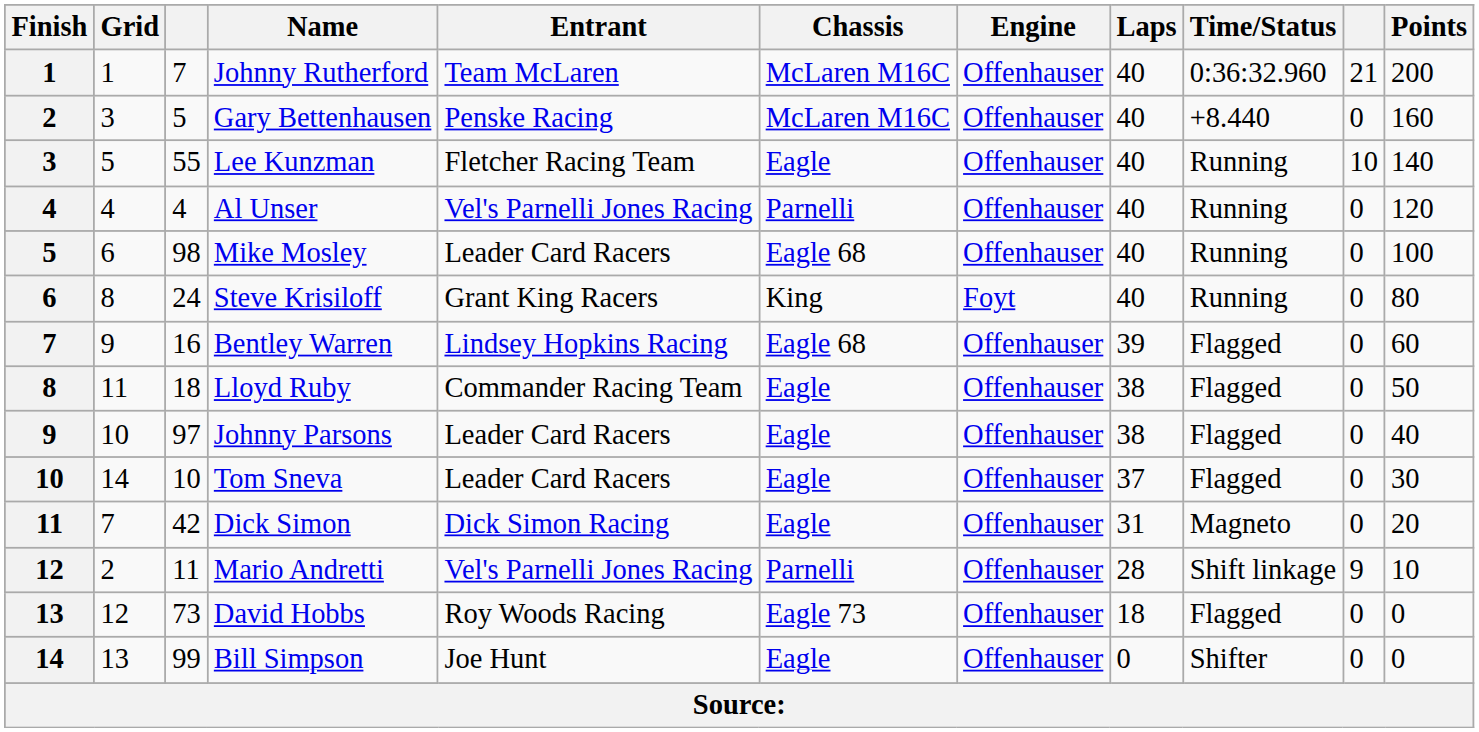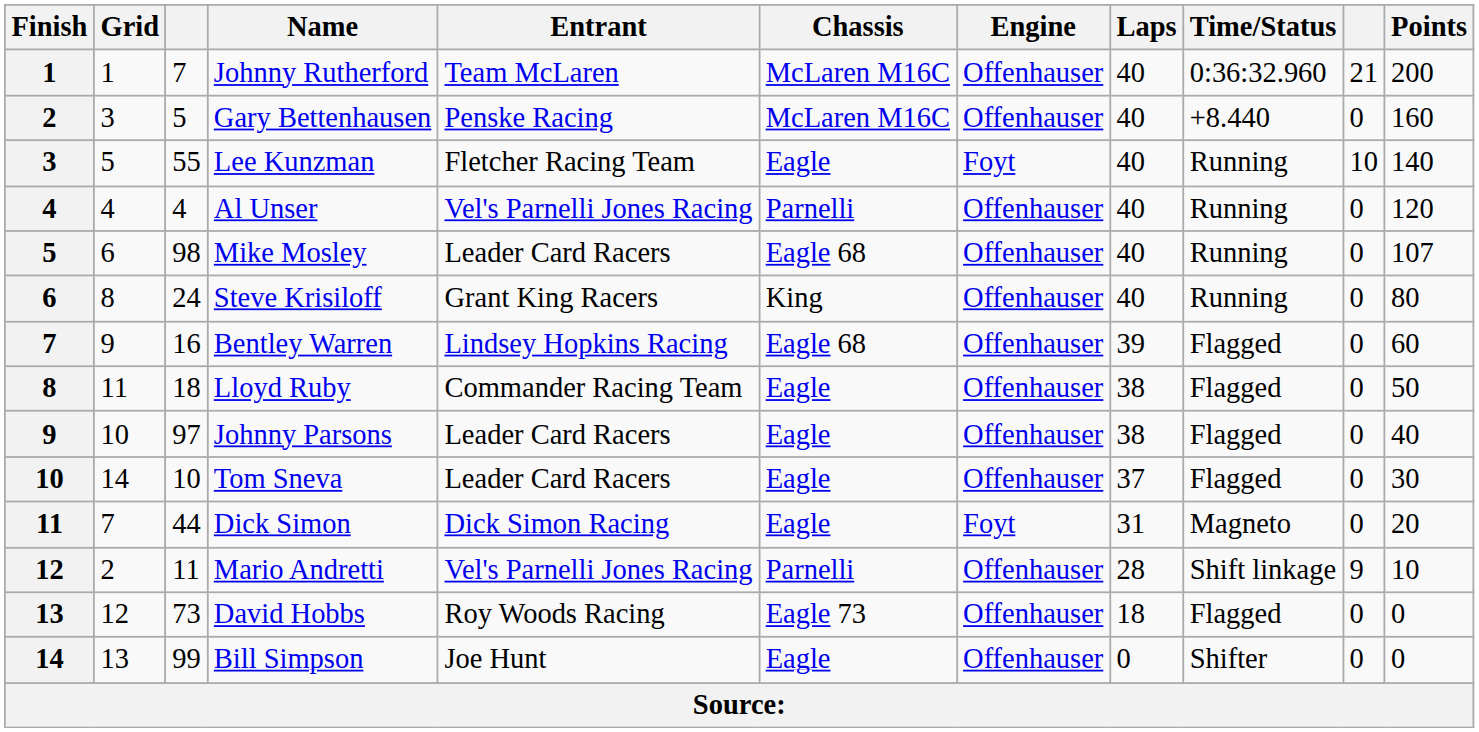(1033, 162) Offenhauser -> (989, 162) Foyt
(1412, 252) 100 -> (1412, 252) 107
(989, 298) Foyt -> (1033, 298) Offenhauser
(186, 523) 42 -> (186, 523) 44
(1033, 523) Offenhauser -> (989, 523) Foyt
